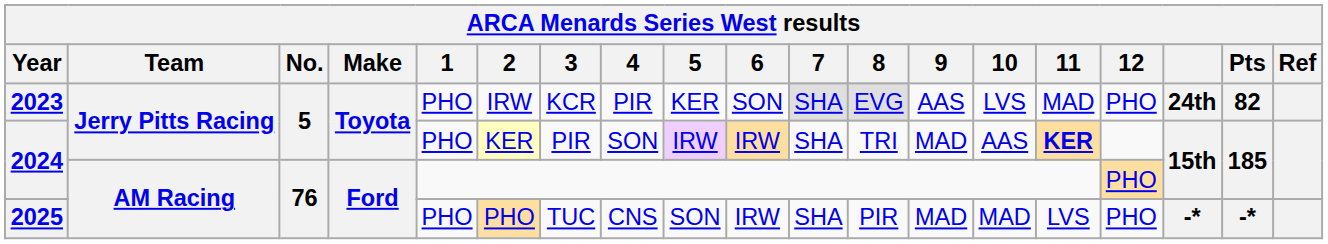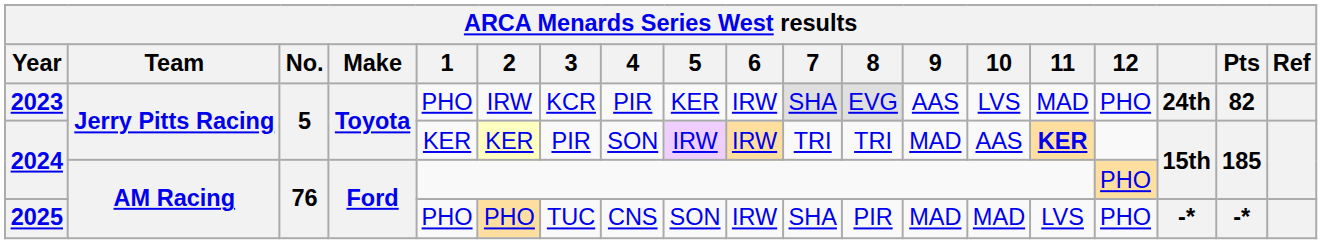(757, 102) SON -> (755, 102) IRW
(447, 141) PHO -> (447, 141) KER
(818, 141) SHA -> (813, 141) TRI
